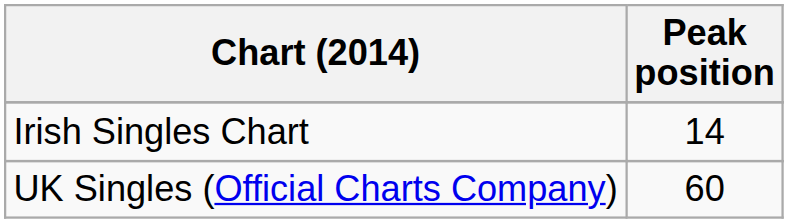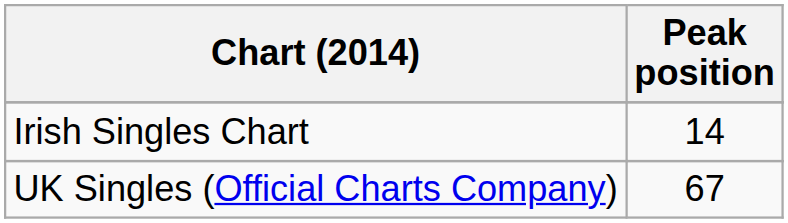(705, 188) 60 -> (705, 188) 67
